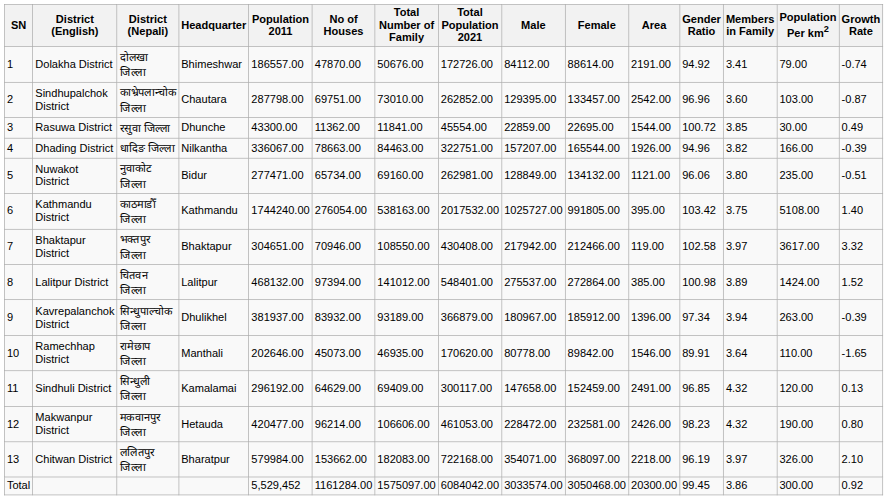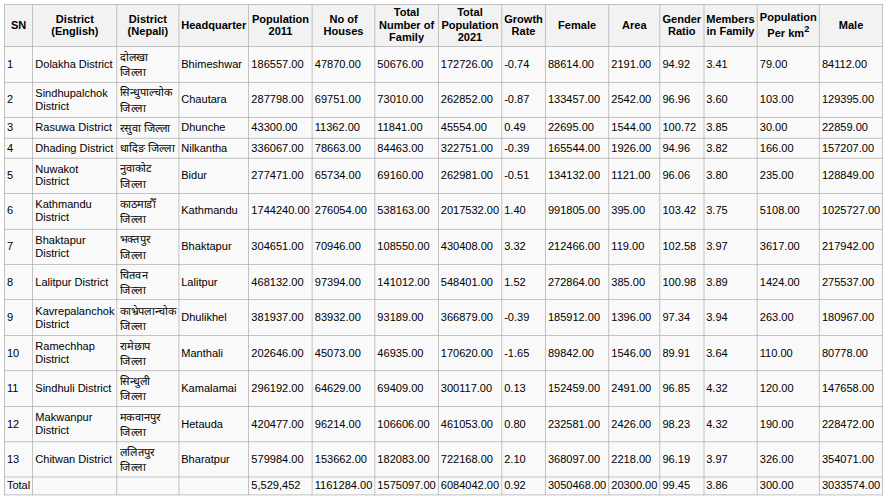columns swapped: (533, 25) <-> (861, 25)
(148, 100) काभ्रेपलान्चोक जिल्ला -> (146, 100) सिन्धुपाल्चोक जिल्ला
(146, 318) सिन्धुपाल्चोक जिल्ला -> (148, 318) काभ्रेपलान्चोक जिल्ला
